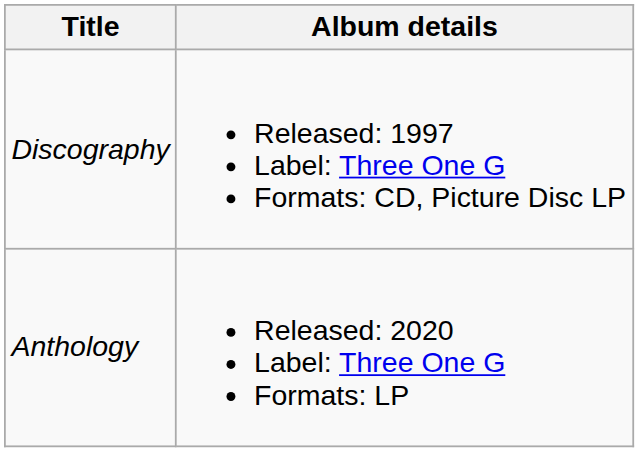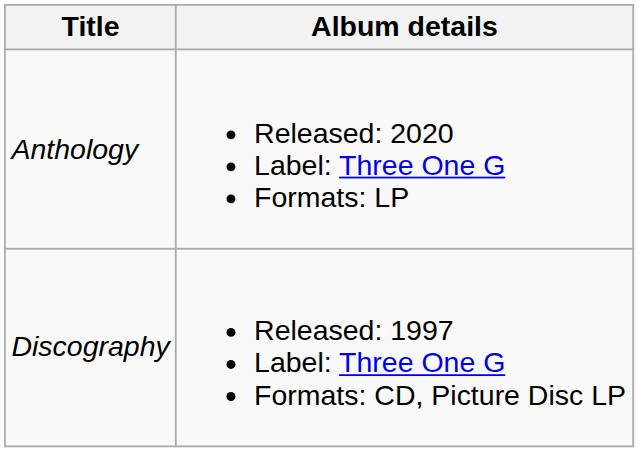rows swapped: (91, 148) <-> (75, 347)
